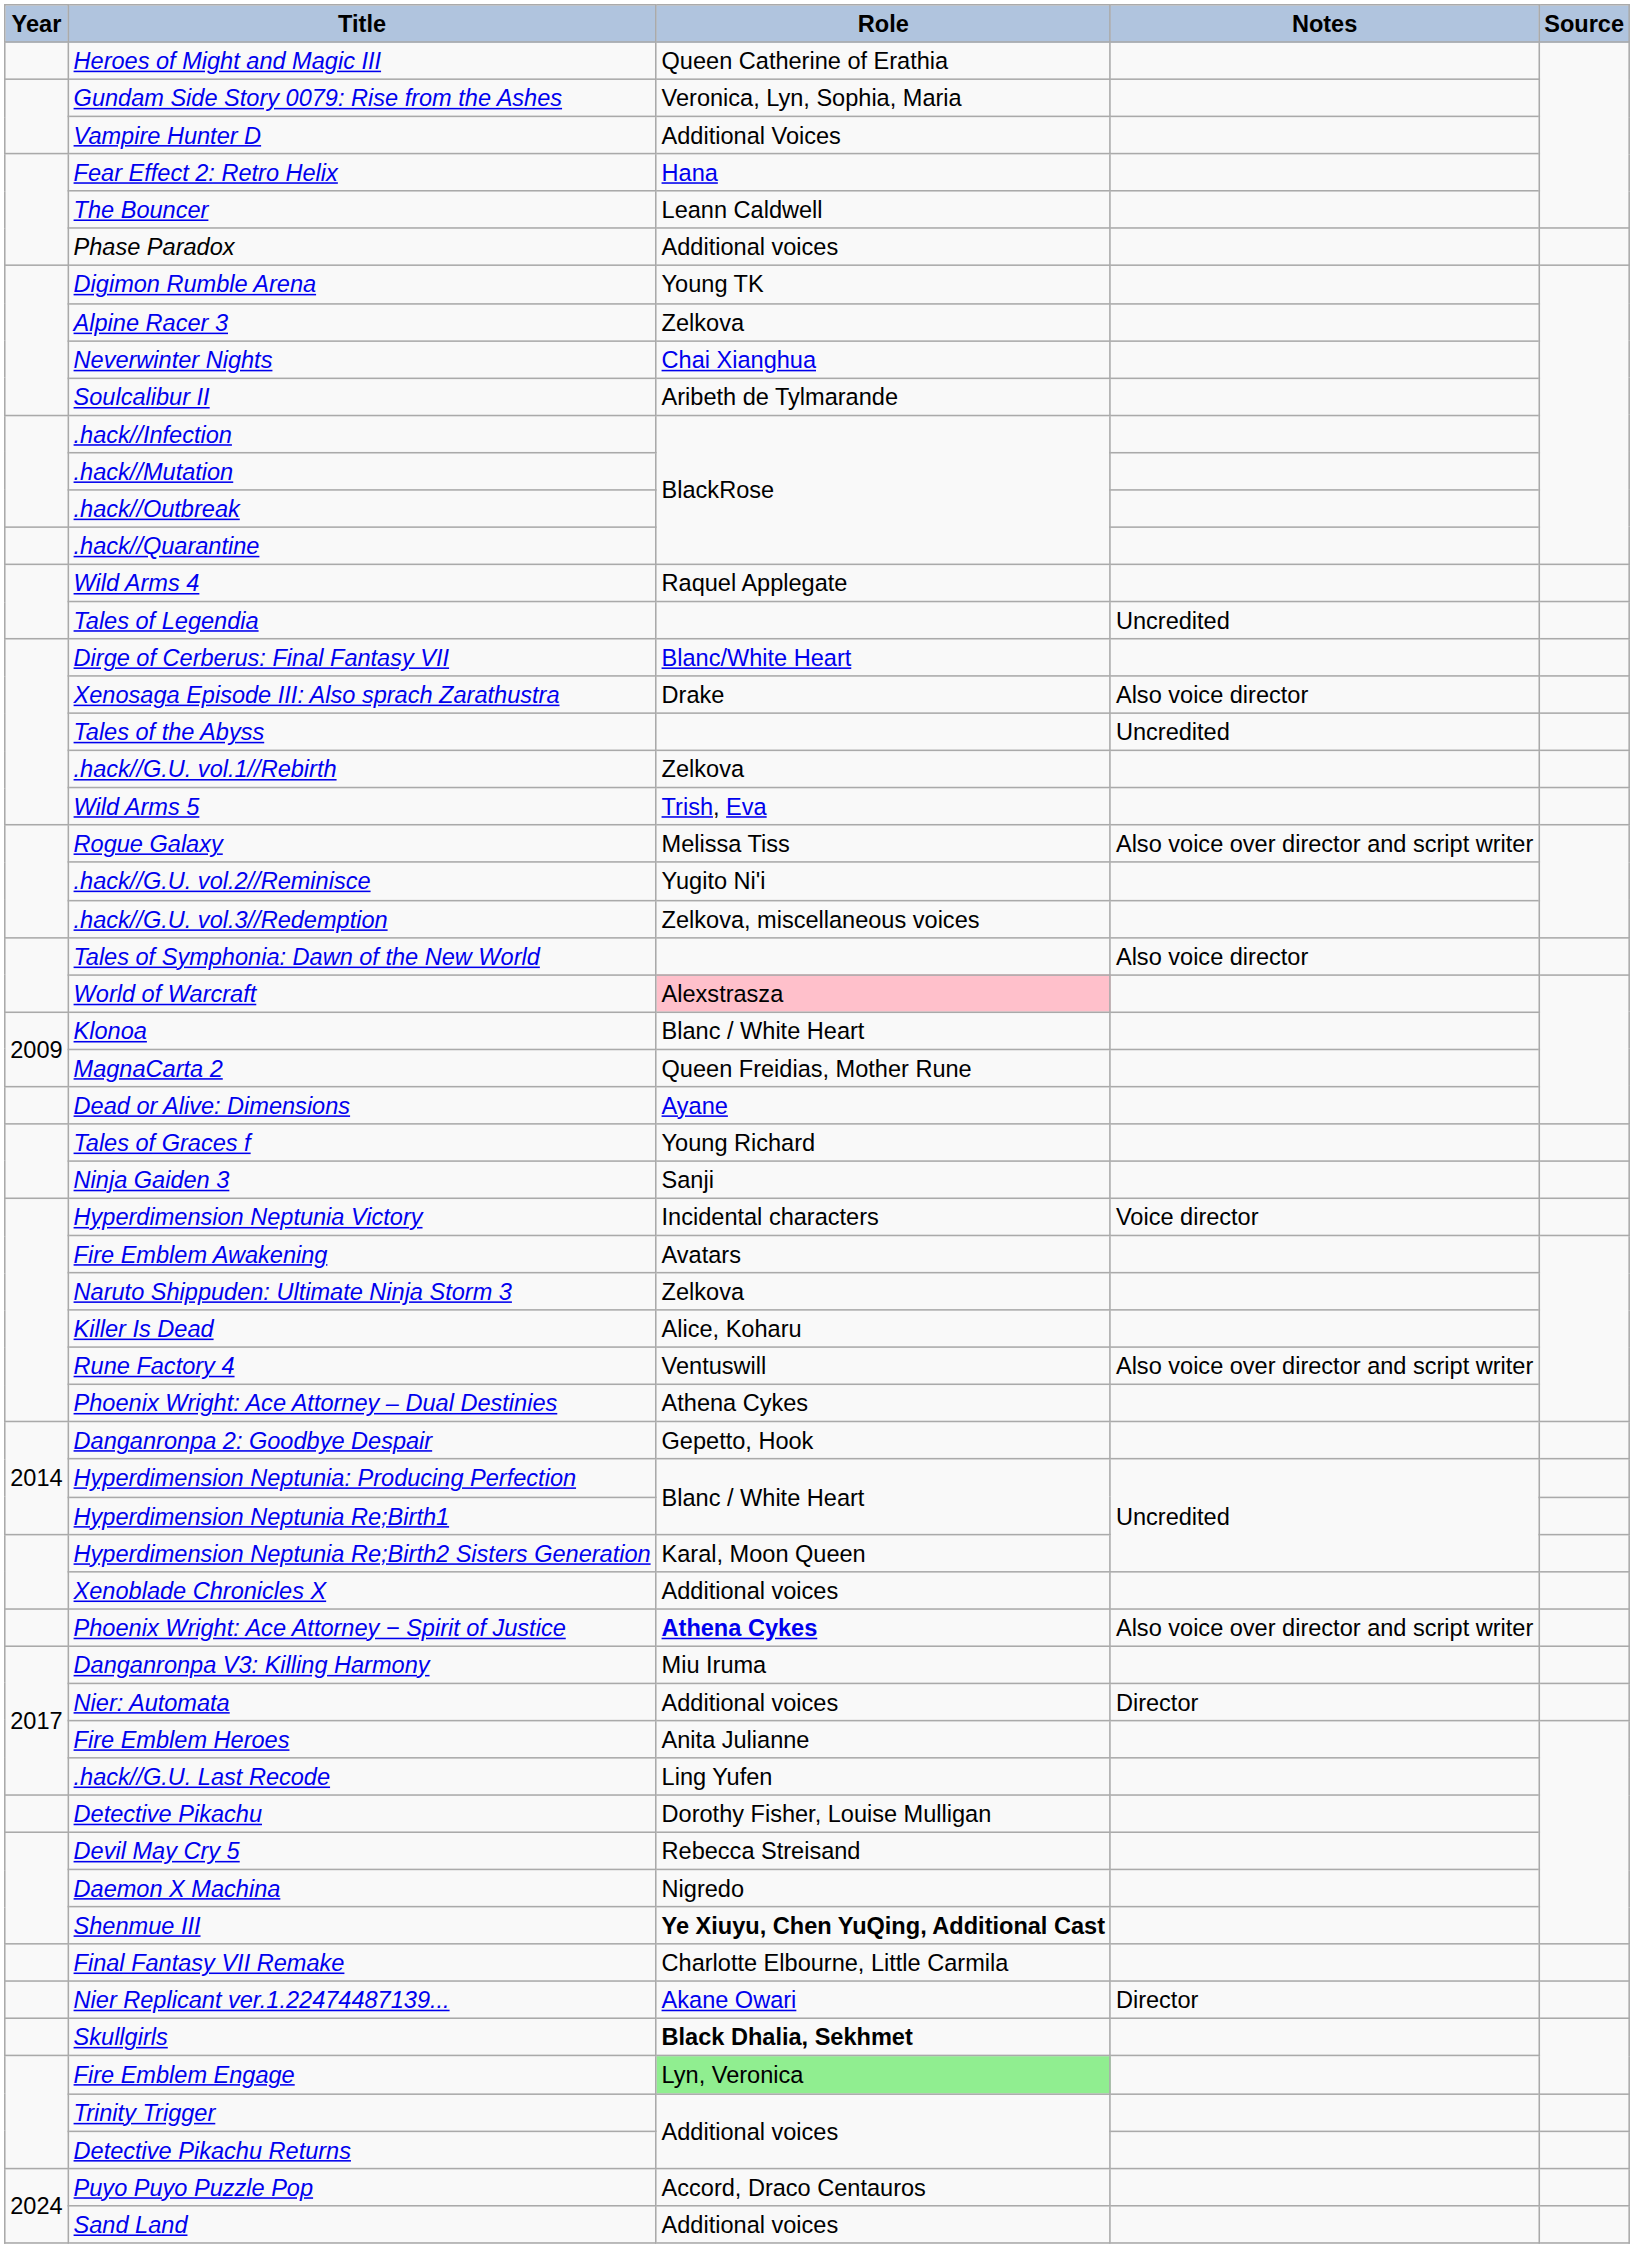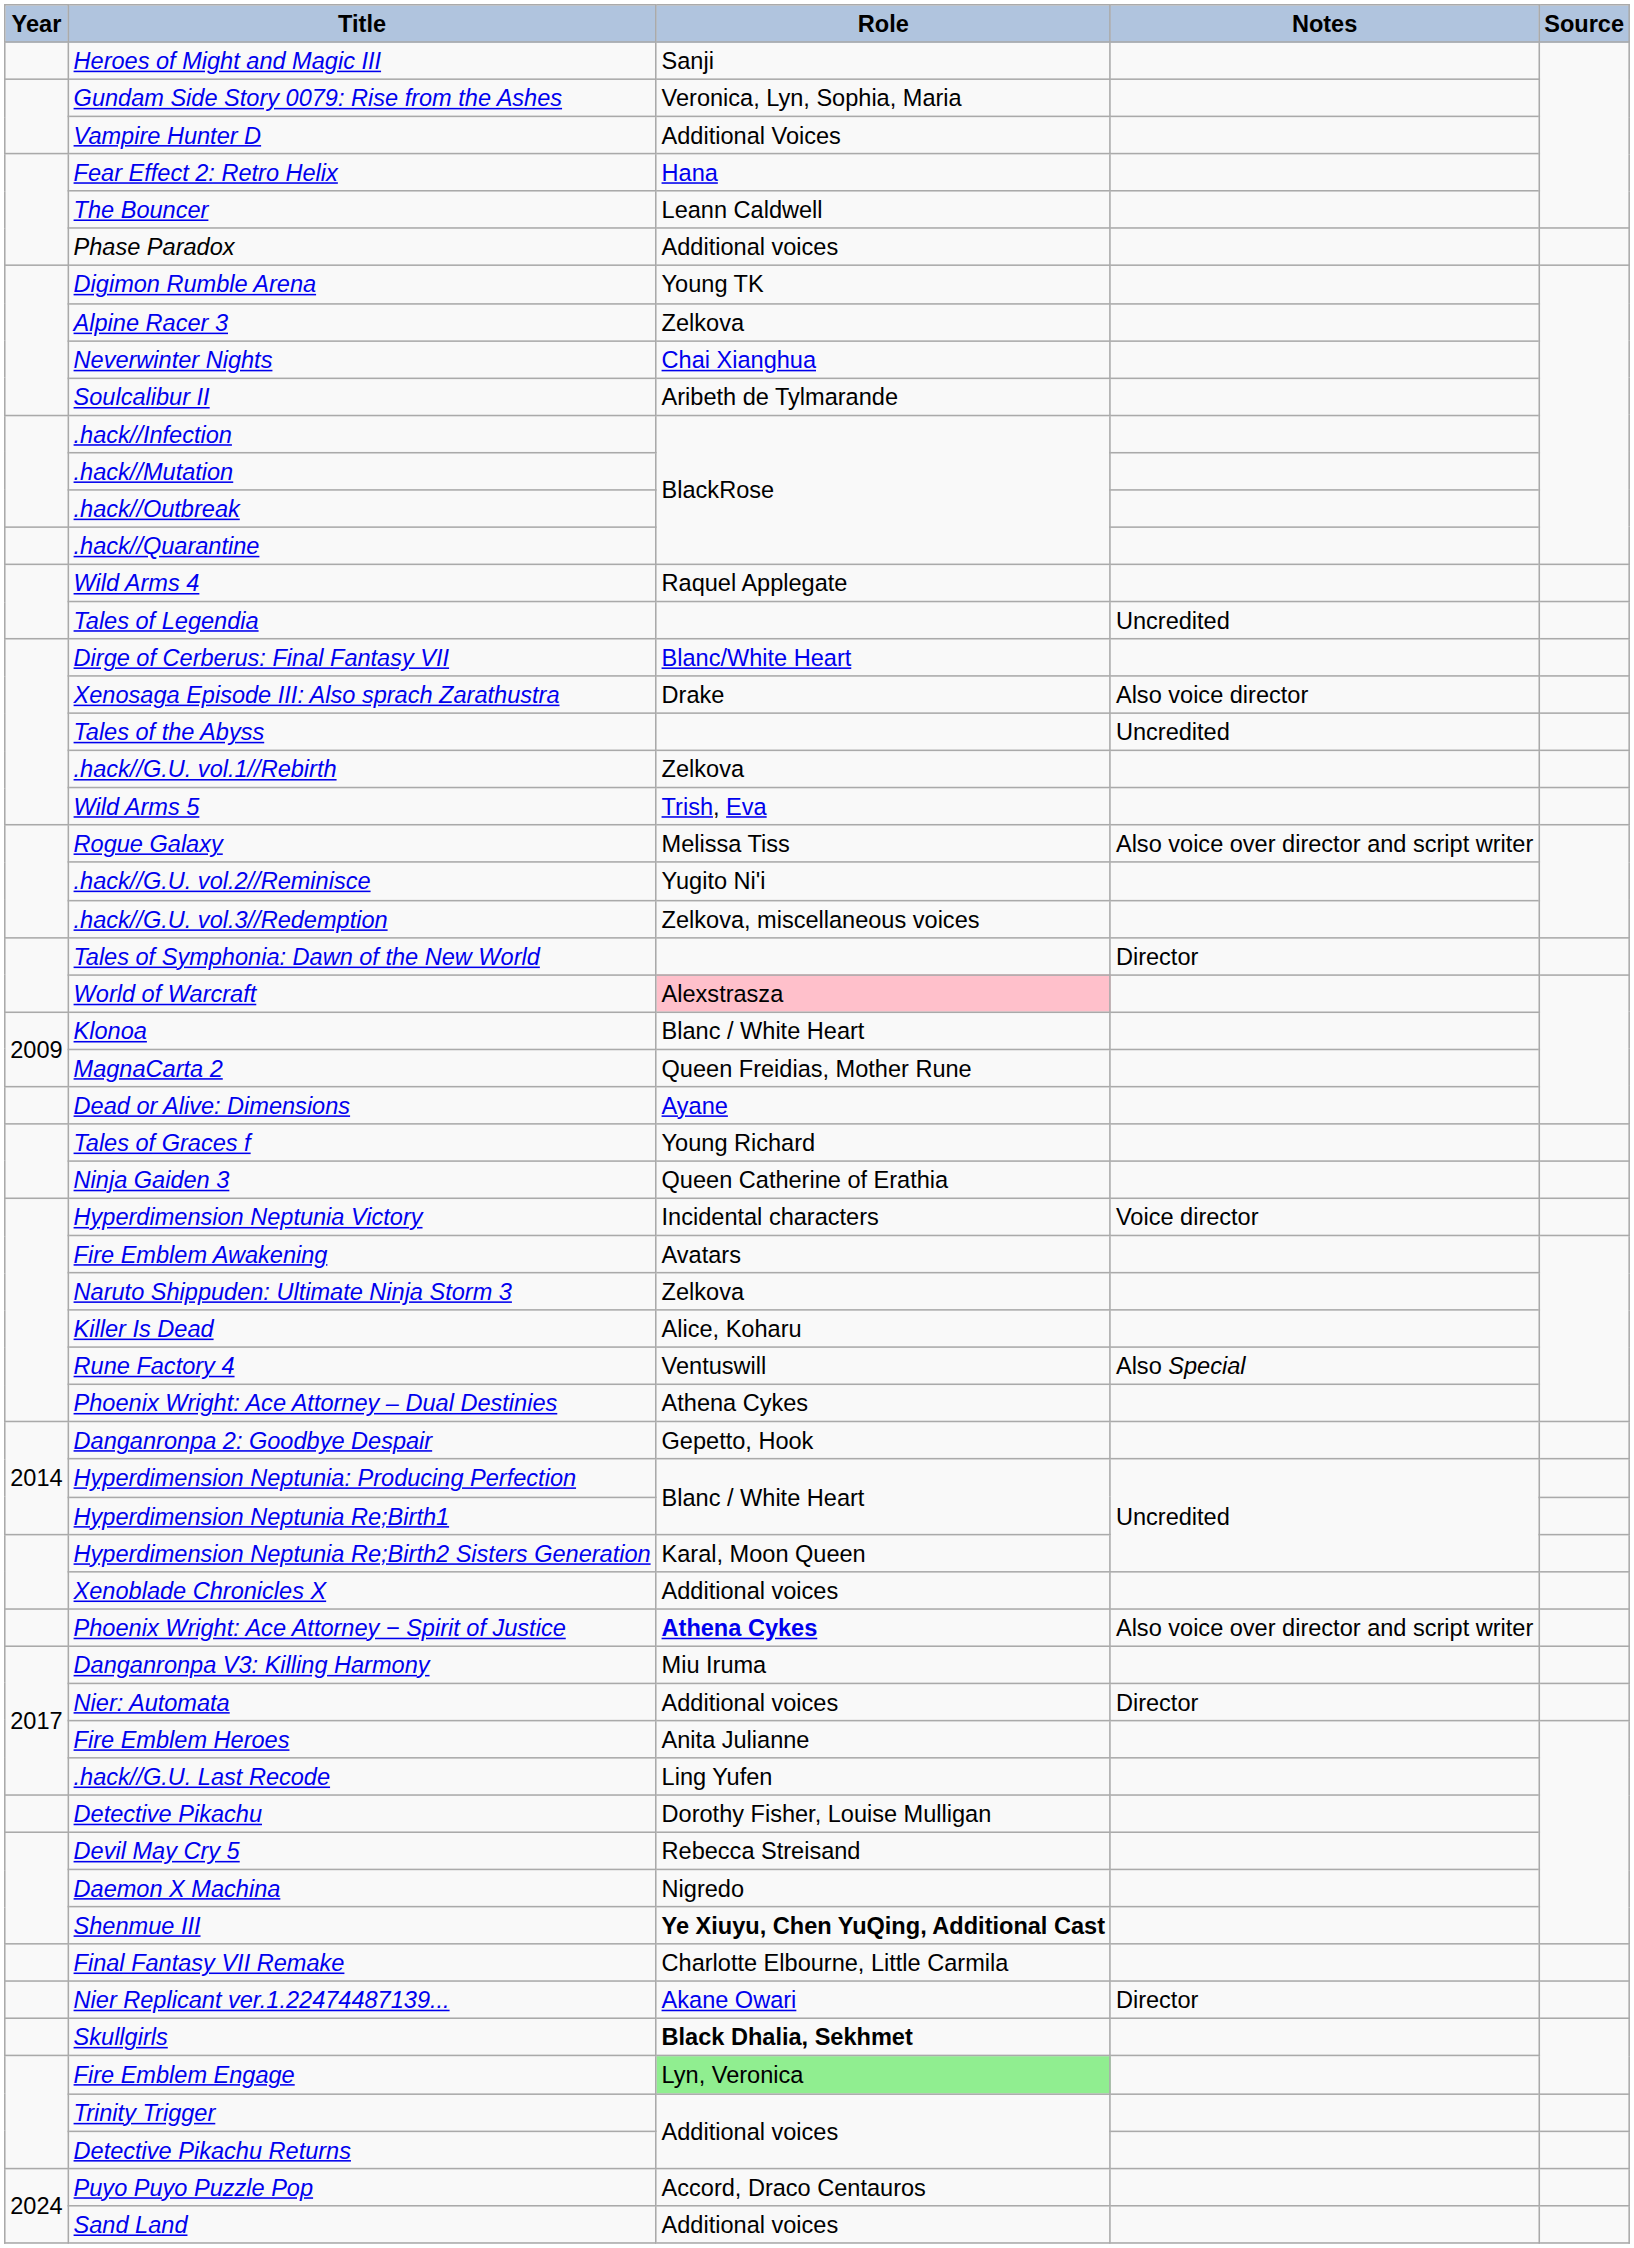(805, 61) Queen Catherine of Erathia -> (688, 61) Sanji
(1212, 956) Also voice director -> (1157, 956) Director
(688, 1180) Sanji -> (805, 1180) Queen Catherine of Erathia
(1325, 1366) Also voice over director and script writer -> (1181, 1366) Also Special
